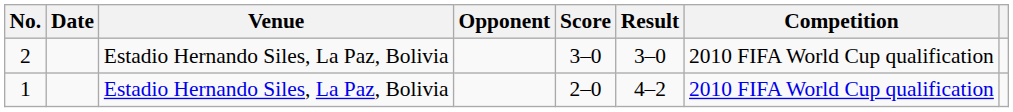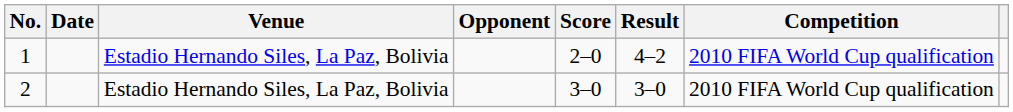rows swapped: (25, 89) <-> (25, 55)
